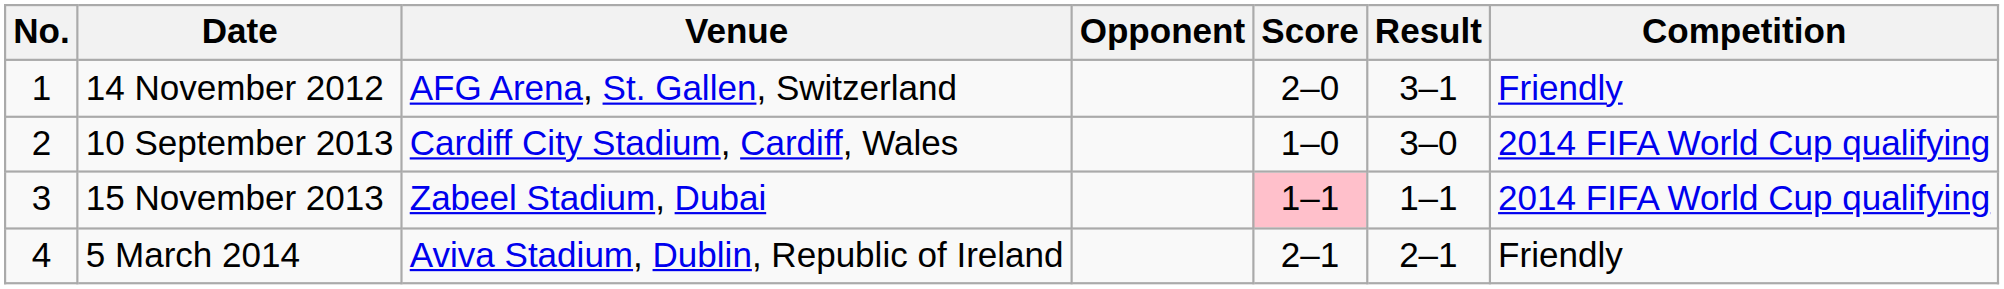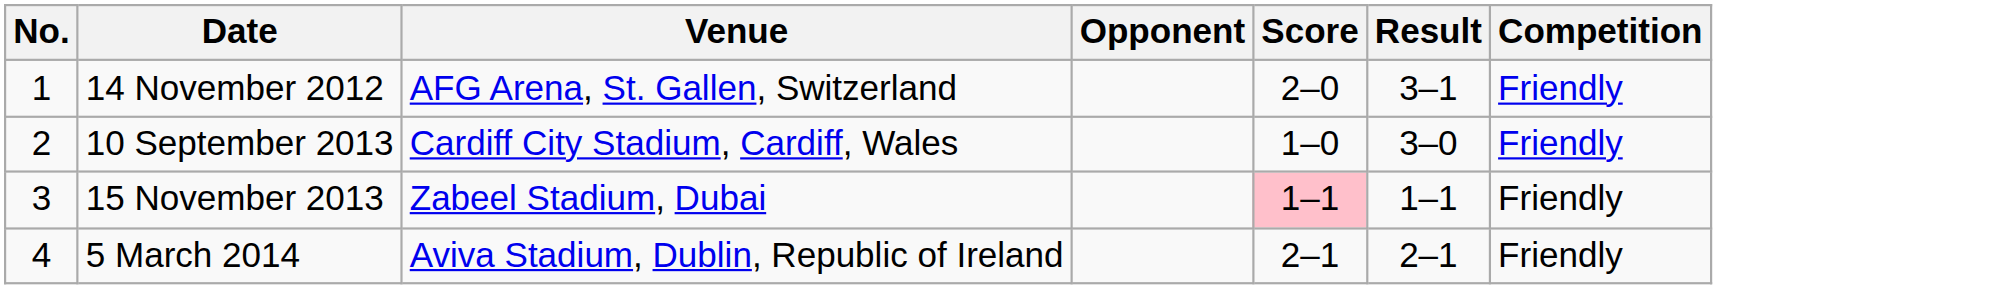(1744, 143) 2014 FIFA World Cup qualifying -> (1560, 143) Friendly
(1744, 198) 2014 FIFA World Cup qualifying -> (1560, 198) Friendly
